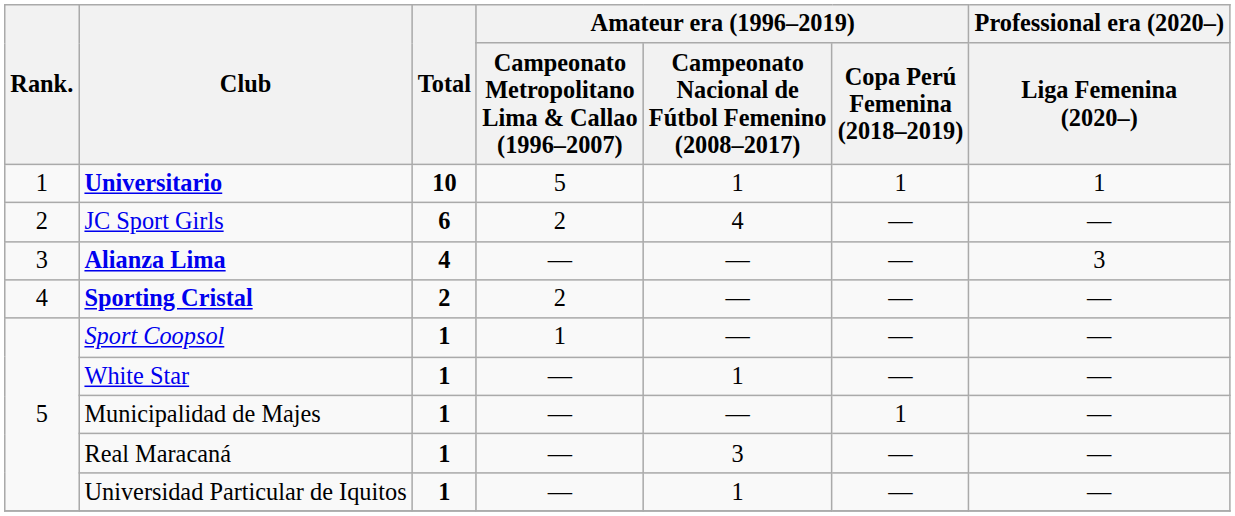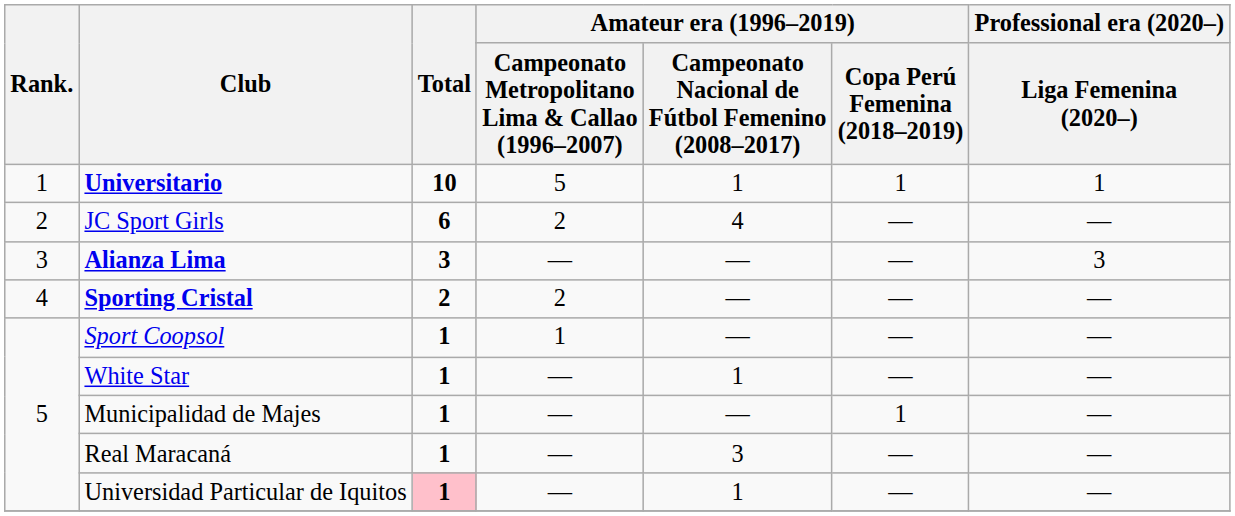(444, 260) 4 -> (444, 260) 3
(444, 491) no background -> (444, 491) pink background
